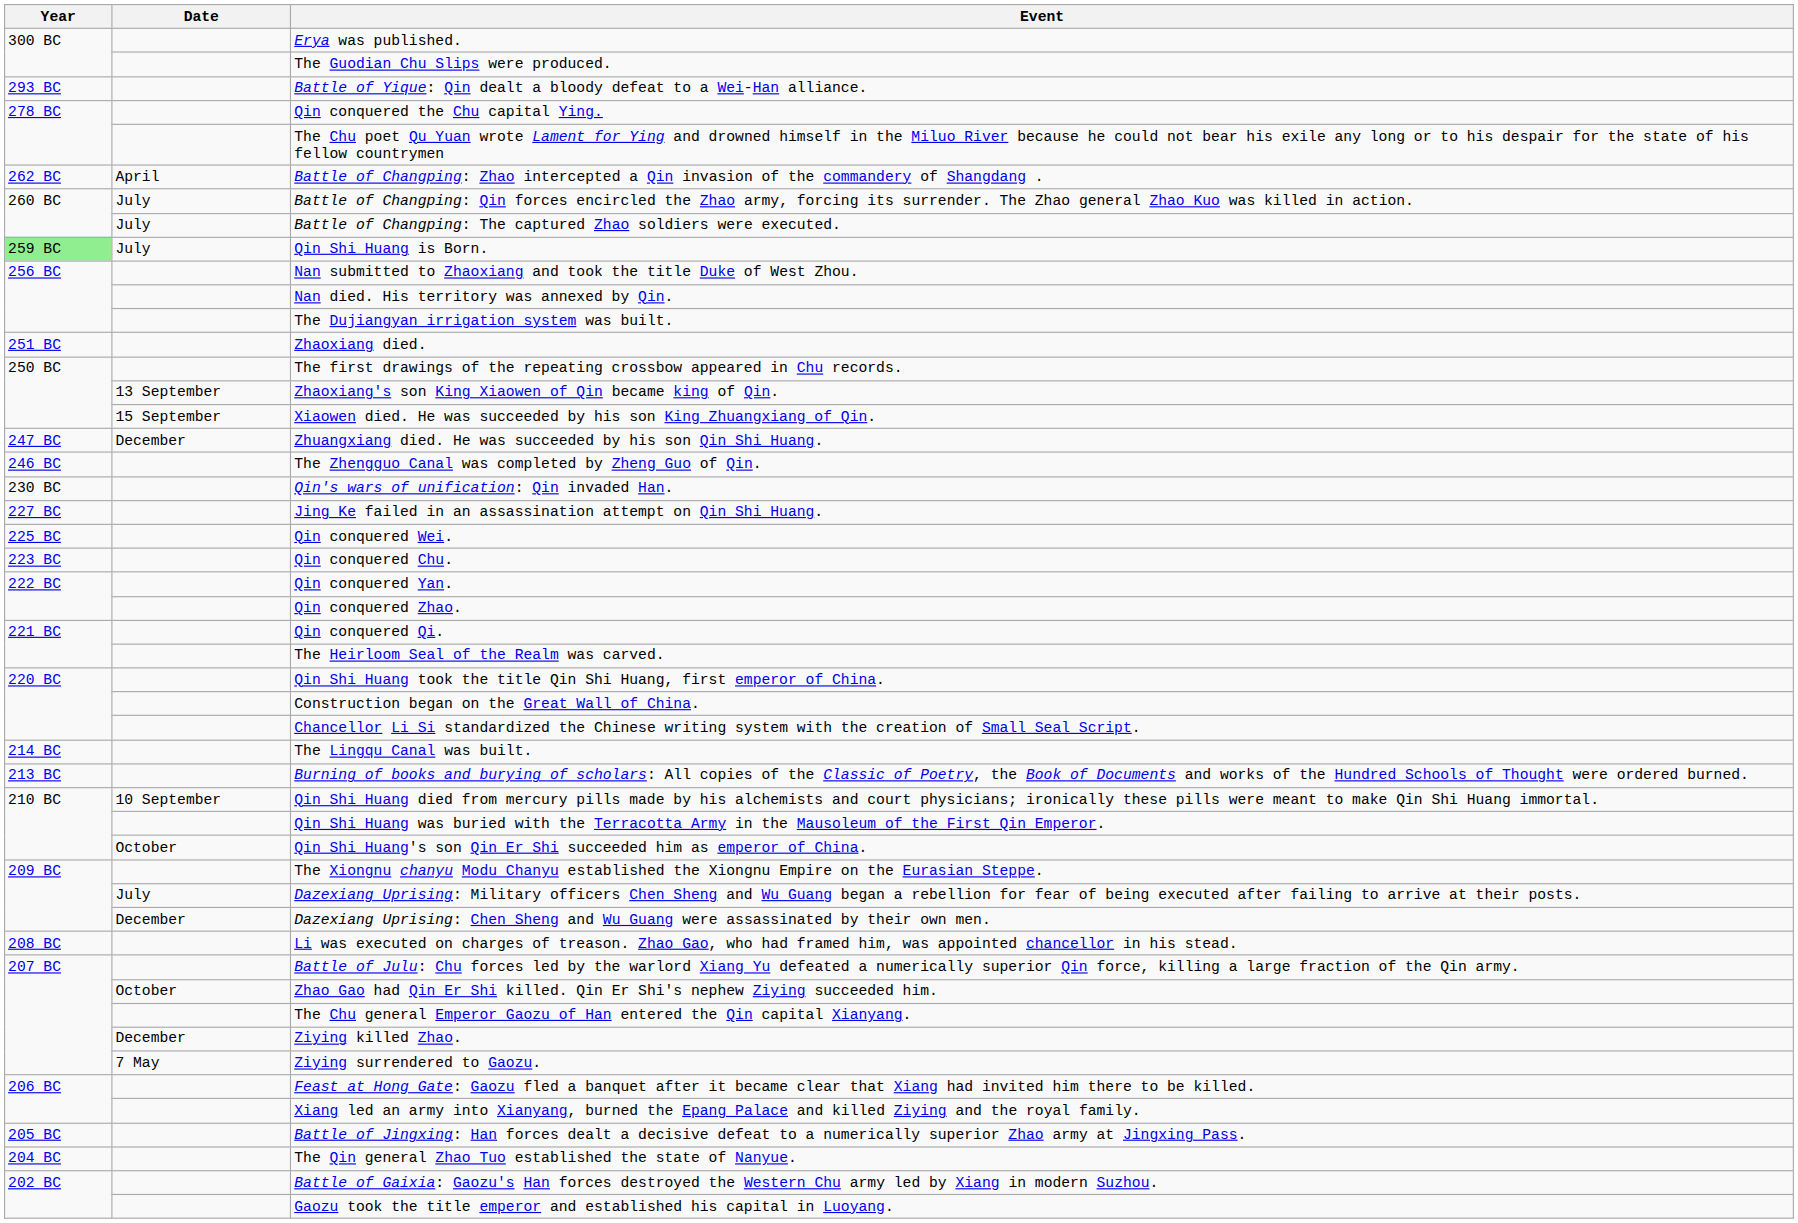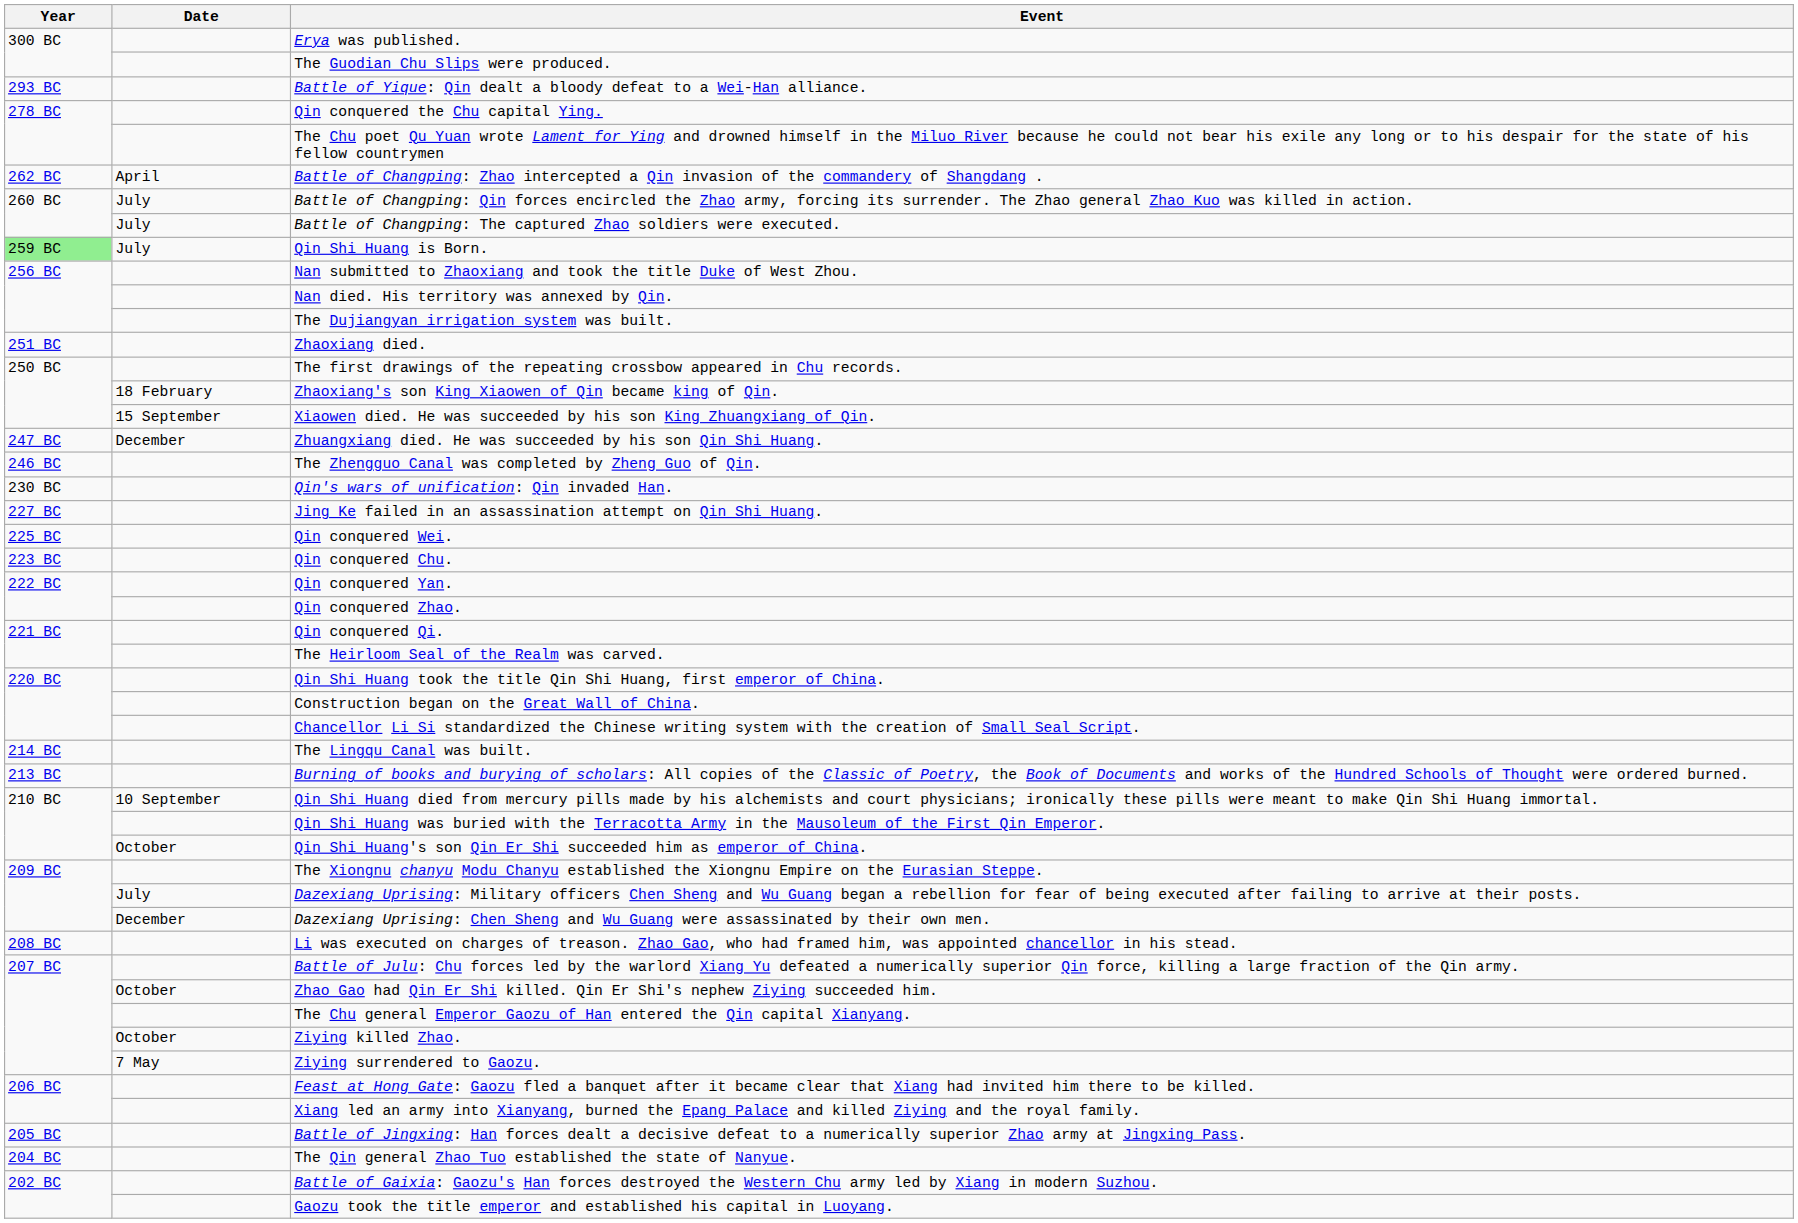(168, 393) 13 September -> (164, 393) 18 February
(151, 1039) December -> (146, 1039) October
